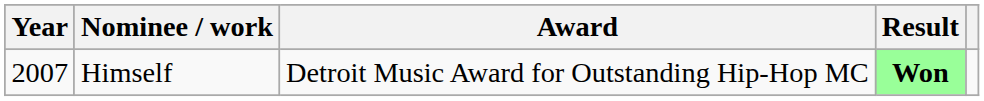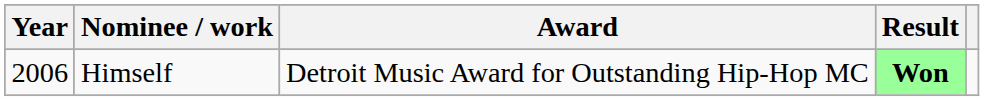(40, 71) 2007 -> (40, 71) 2006
